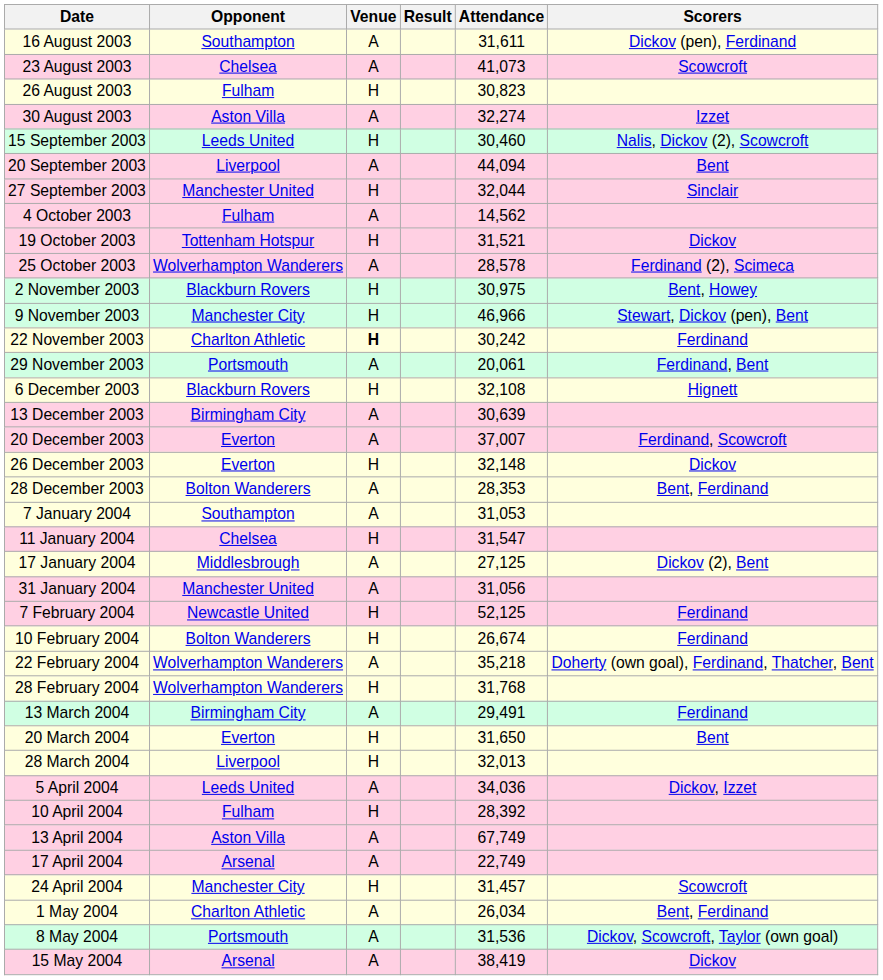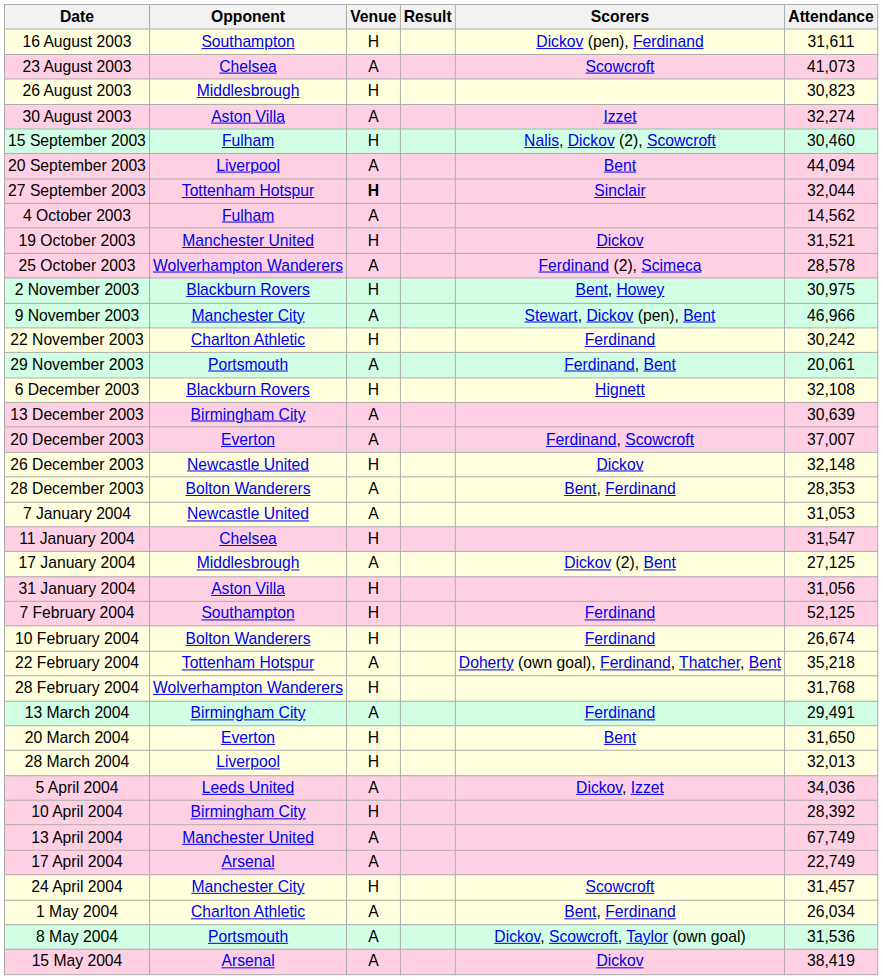columns swapped: (502, 16) <-> (713, 16)
(373, 41) A -> (373, 41) H
(248, 91) Fulham -> (248, 91) Middlesbrough
(248, 141) Leeds United -> (248, 141) Fulham
(248, 191) Manchester United -> (248, 191) Tottenham Hotspur
(373, 191) normal -> (373, 191) bold
(248, 240) Tottenham Hotspur -> (248, 240) Manchester United
(373, 315) H -> (373, 315) A
(373, 340) bold -> (373, 340) normal
(248, 464) Everton -> (248, 464) Newcastle United
(248, 514) Southampton -> (248, 514) Newcastle United
(248, 588) Manchester United -> (248, 588) Aston Villa
(373, 588) A -> (373, 588) H
(248, 613) Newcastle United -> (248, 613) Southampton
(248, 663) Wolverhampton Wanderers -> (248, 663) Tottenham Hotspur
(248, 812) Fulham -> (248, 812) Birmingham City
(248, 837) Aston Villa -> (248, 837) Manchester United
